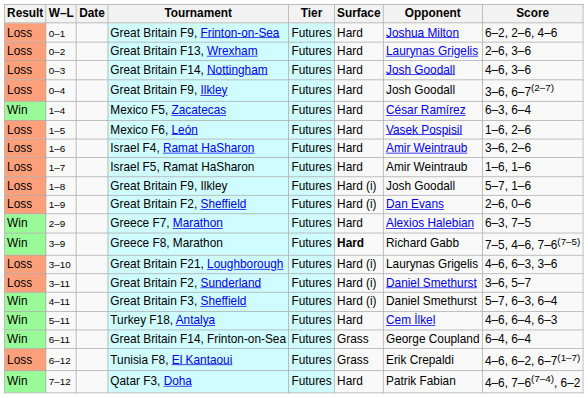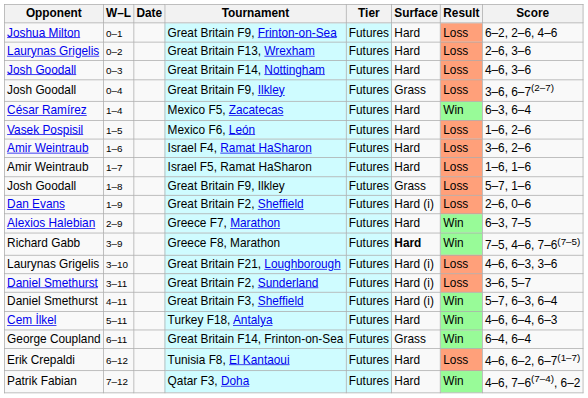columns swapped: (25, 13) <-> (433, 13)
(350, 90) Hard -> (410, 90) Grass
(357, 186) Hard (i) -> (410, 186) Grass
(353, 359) Grass -> (407, 359) Hard
